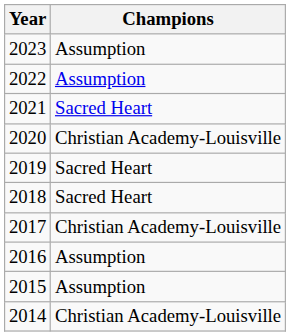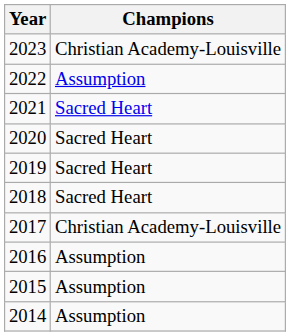(100, 49) Assumption -> (168, 49) Christian Academy-Louisville
(168, 138) Christian Academy-Louisville -> (104, 138) Sacred Heart
(168, 316) Christian Academy-Louisville -> (100, 316) Assumption
